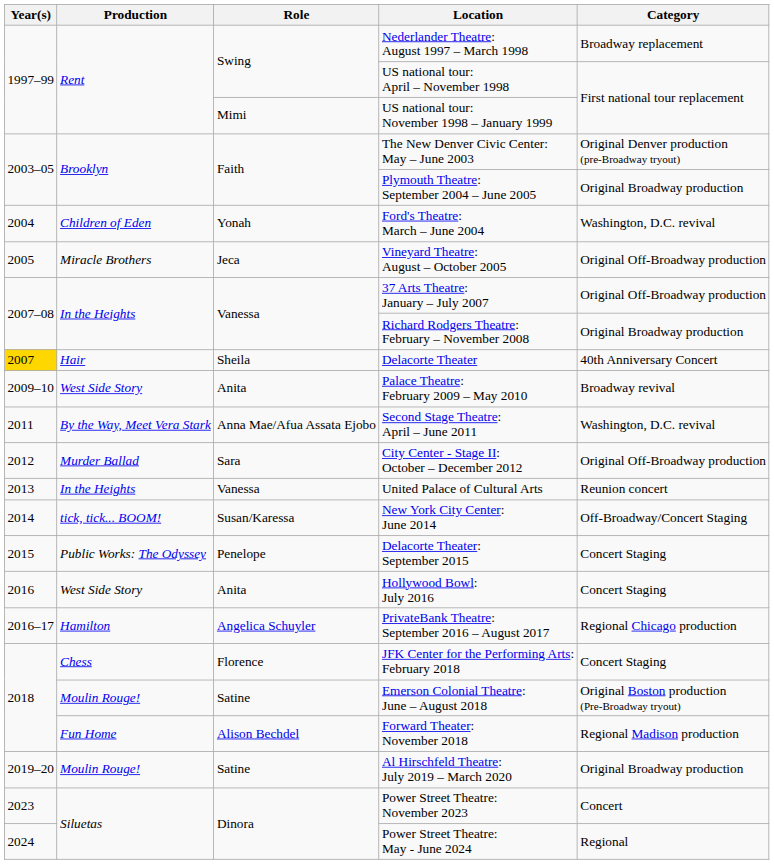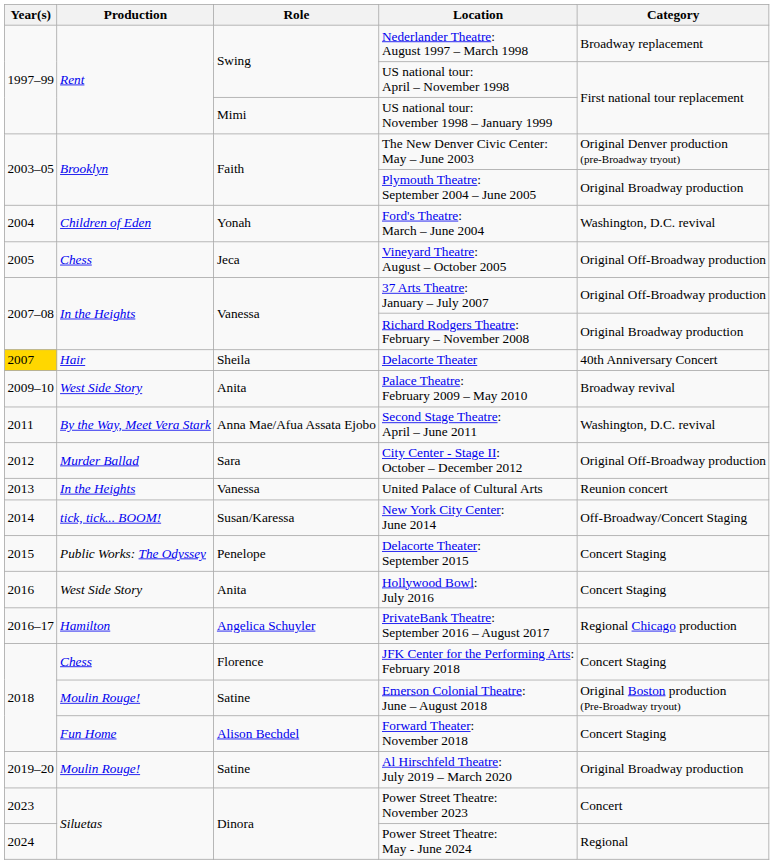(106, 259) Miracle Brothers -> (76, 259) Chess
(660, 733) Regional Madison production -> (623, 733) Concert Staging
